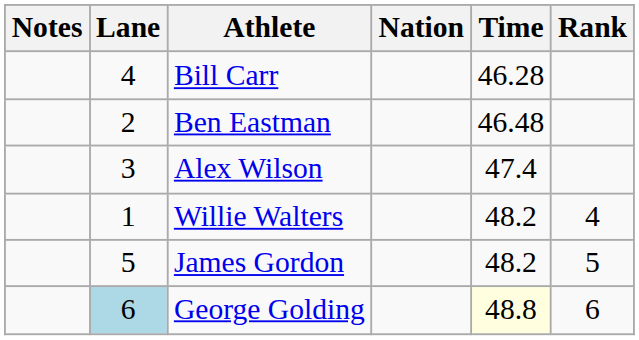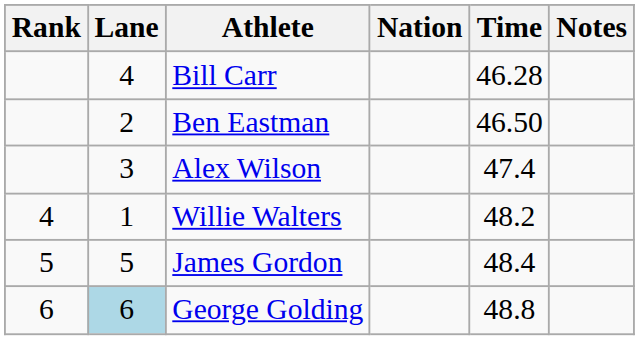columns swapped: (593, 27) <-> (47, 27)
(511, 121) 46.48 -> (509, 121) 46.50
(511, 262) 48.2 -> (509, 262) 48.4
(511, 309) lightyellow background -> (509, 309) no background
